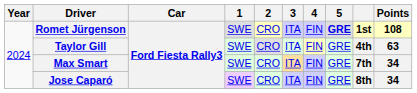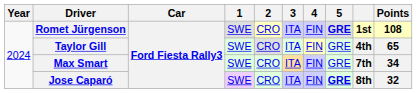(393, 47) 63 -> (393, 47) 65
(339, 80) normal -> (339, 80) bold
(393, 80) 34 -> (393, 80) 32
